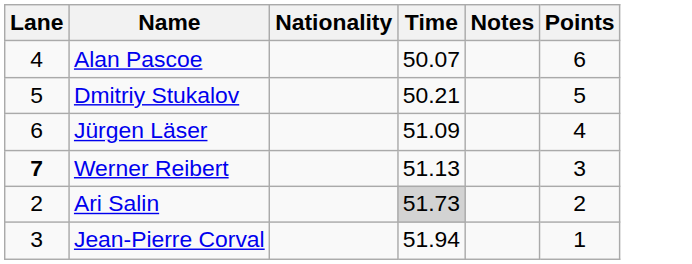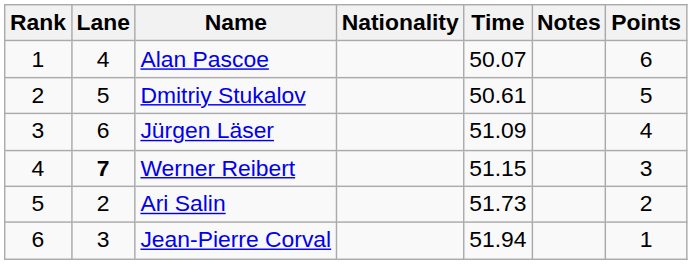+ column: (38, 22)
(431, 95) 50.21 -> (498, 95) 50.61
(431, 167) 51.13 -> (498, 167) 51.15
(431, 204) lightgrey background -> (498, 204) no background
